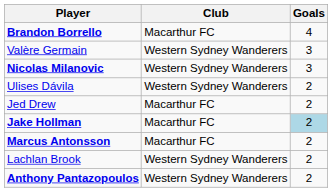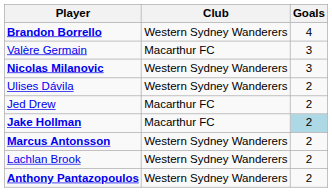(179, 31) Macarthur FC -> (216, 31) Western Sydney Wanderers
(216, 50) Western Sydney Wanderers -> (179, 50) Macarthur FC
(179, 141) Macarthur FC -> (216, 141) Western Sydney Wanderers
